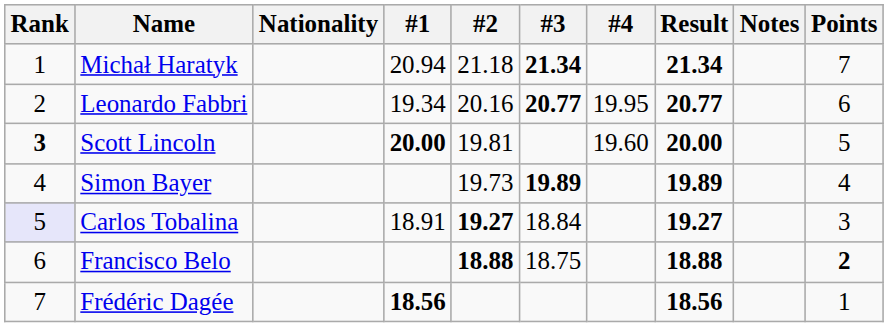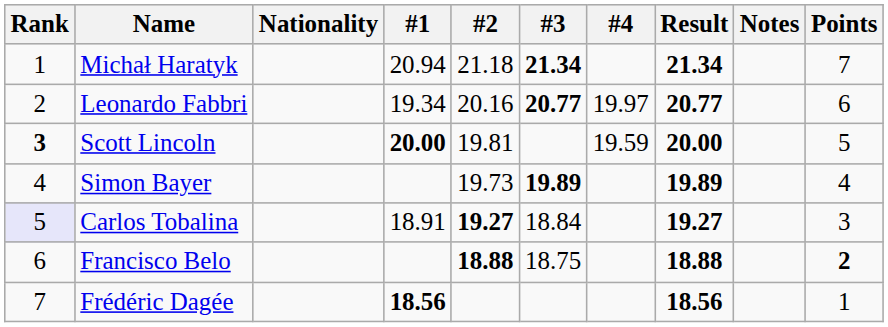(621, 103) 19.95 -> (621, 103) 19.97
(621, 143) 19.60 -> (621, 143) 19.59
